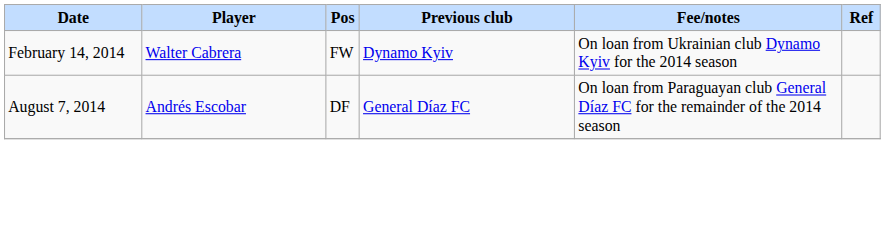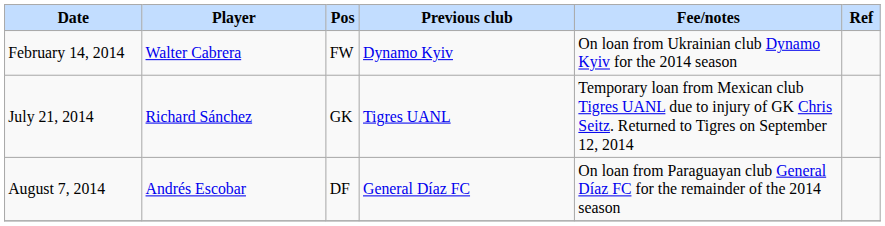+ row: (51, 116)
